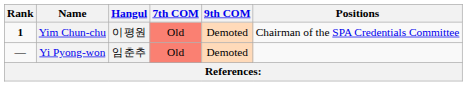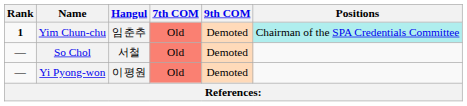(129, 32) 이평원 -> (129, 32) 임춘추
(358, 32) no background -> (358, 32) paleturquoise background
+ row: (72, 52)
(129, 52) 임춘추 -> (129, 72) 이평원
